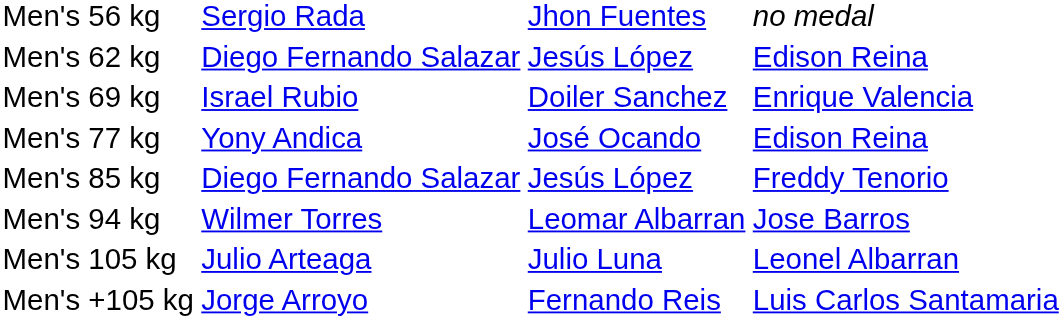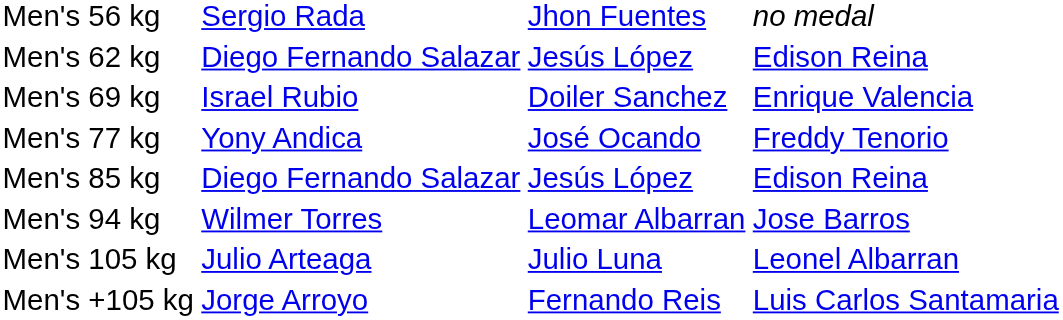(840, 138) Edison Reina -> (851, 138) Freddy Tenorio
(851, 178) Freddy Tenorio -> (840, 178) Edison Reina
